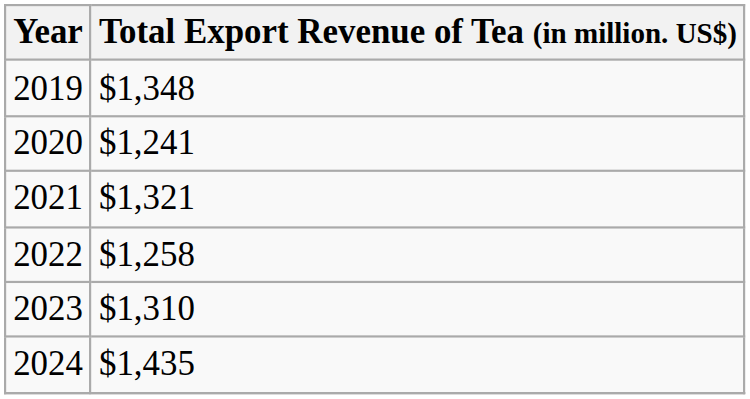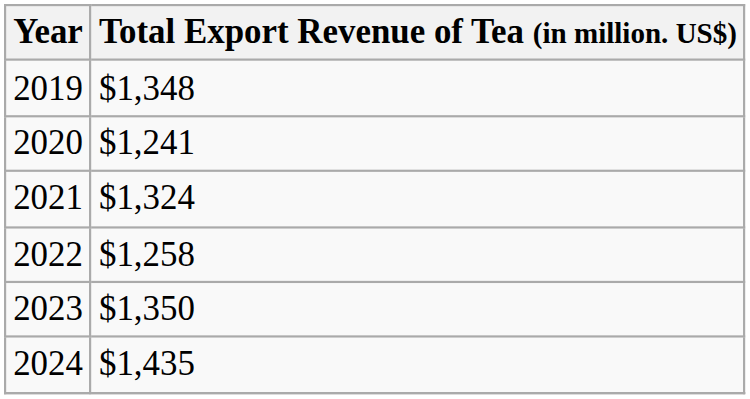(147, 198) $1,321 -> (147, 198) $1,324
(147, 308) $1,310 -> (147, 308) $1,350
